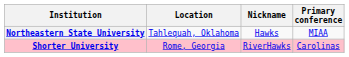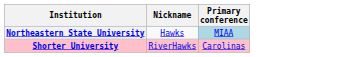- column: (194, 15)
(318, 33) no background -> (224, 33) lightblue background
